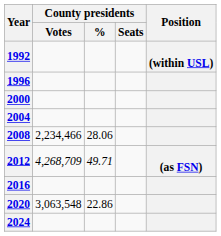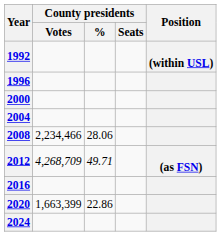(58, 203) 3,063,548 -> (58, 203) 1,663,399
